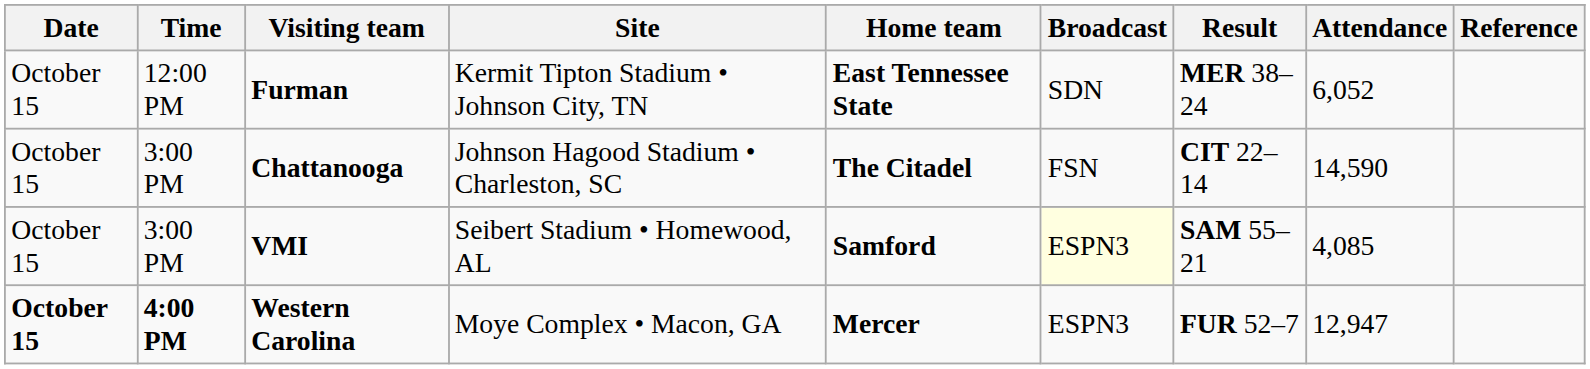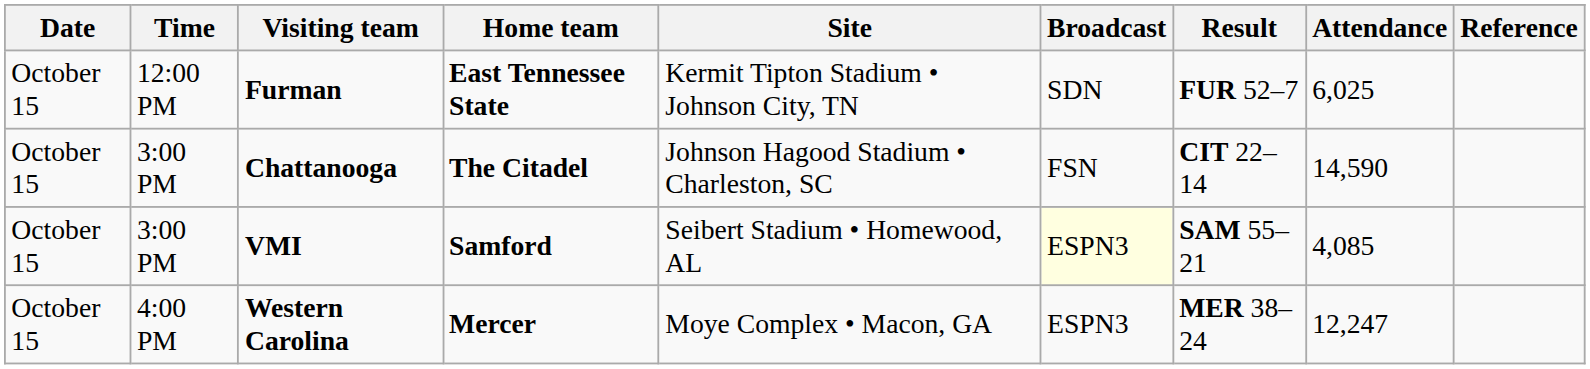columns swapped: (934, 27) <-> (637, 27)
(1236, 89) MER 38–24 -> (1239, 89) FUR 52–7
(1343, 89) 6,052 -> (1343, 89) 6,025
(59, 324) bold -> (56, 324) normal
(169, 324) bold -> (162, 324) normal
(1239, 324) FUR 52–7 -> (1236, 324) MER 38–24
(1350, 324) 12,947 -> (1350, 324) 12,247
